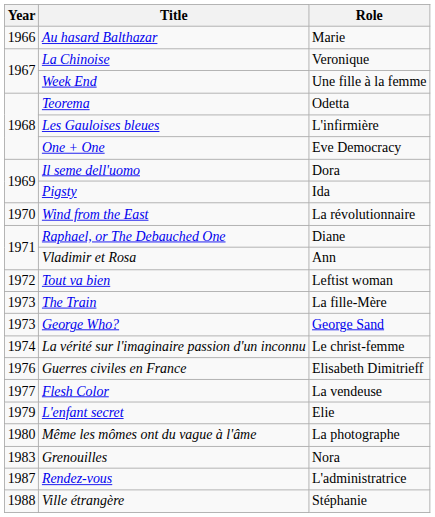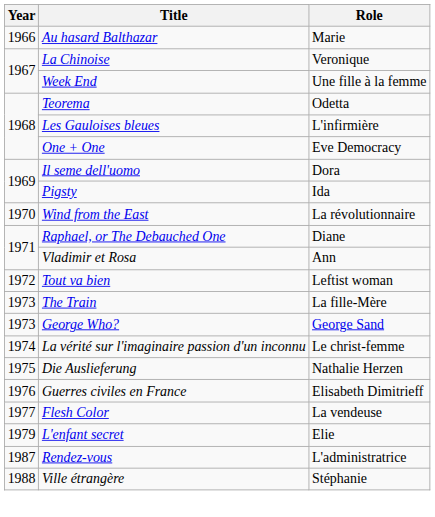+ row: (89, 368)
- row: (149, 434)
- row: (75, 457)
